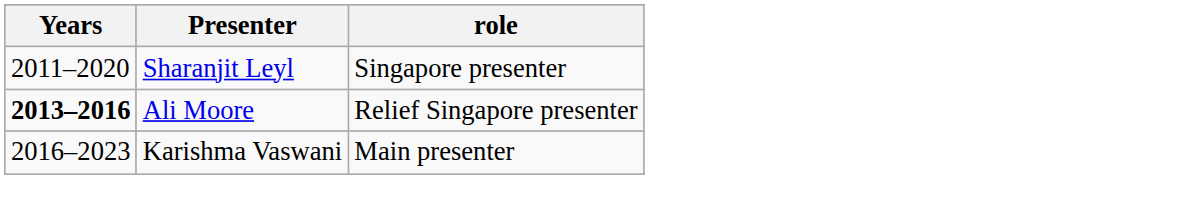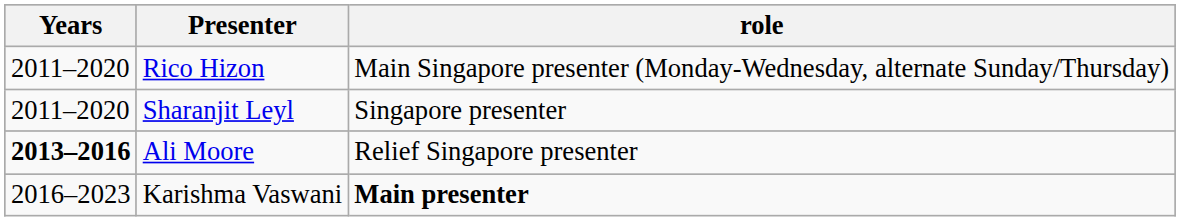+ row: (204, 67)
(434, 151) normal -> (442, 194) bold
